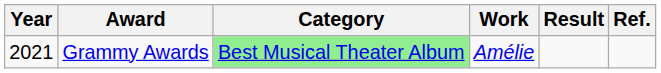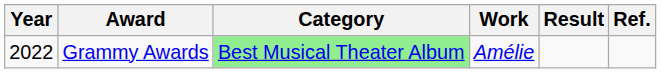(31, 51) 2021 -> (31, 51) 2022
